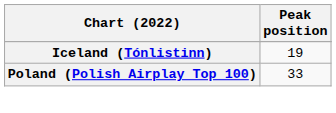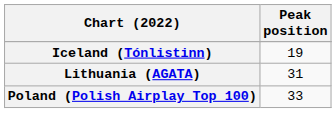+ row: (132, 75)
